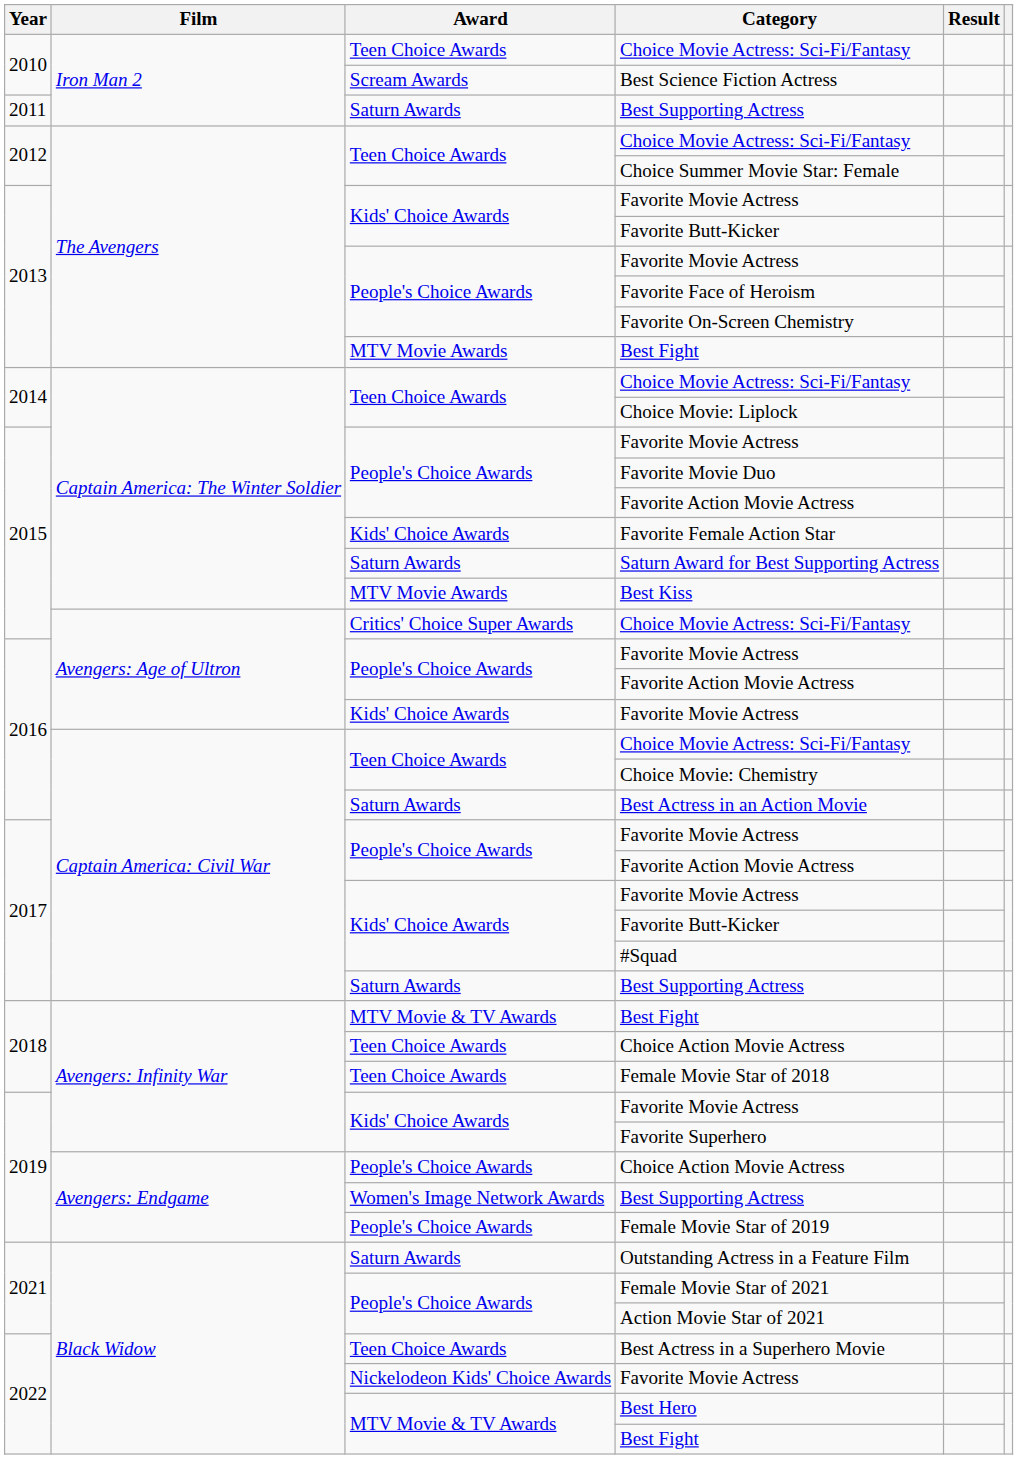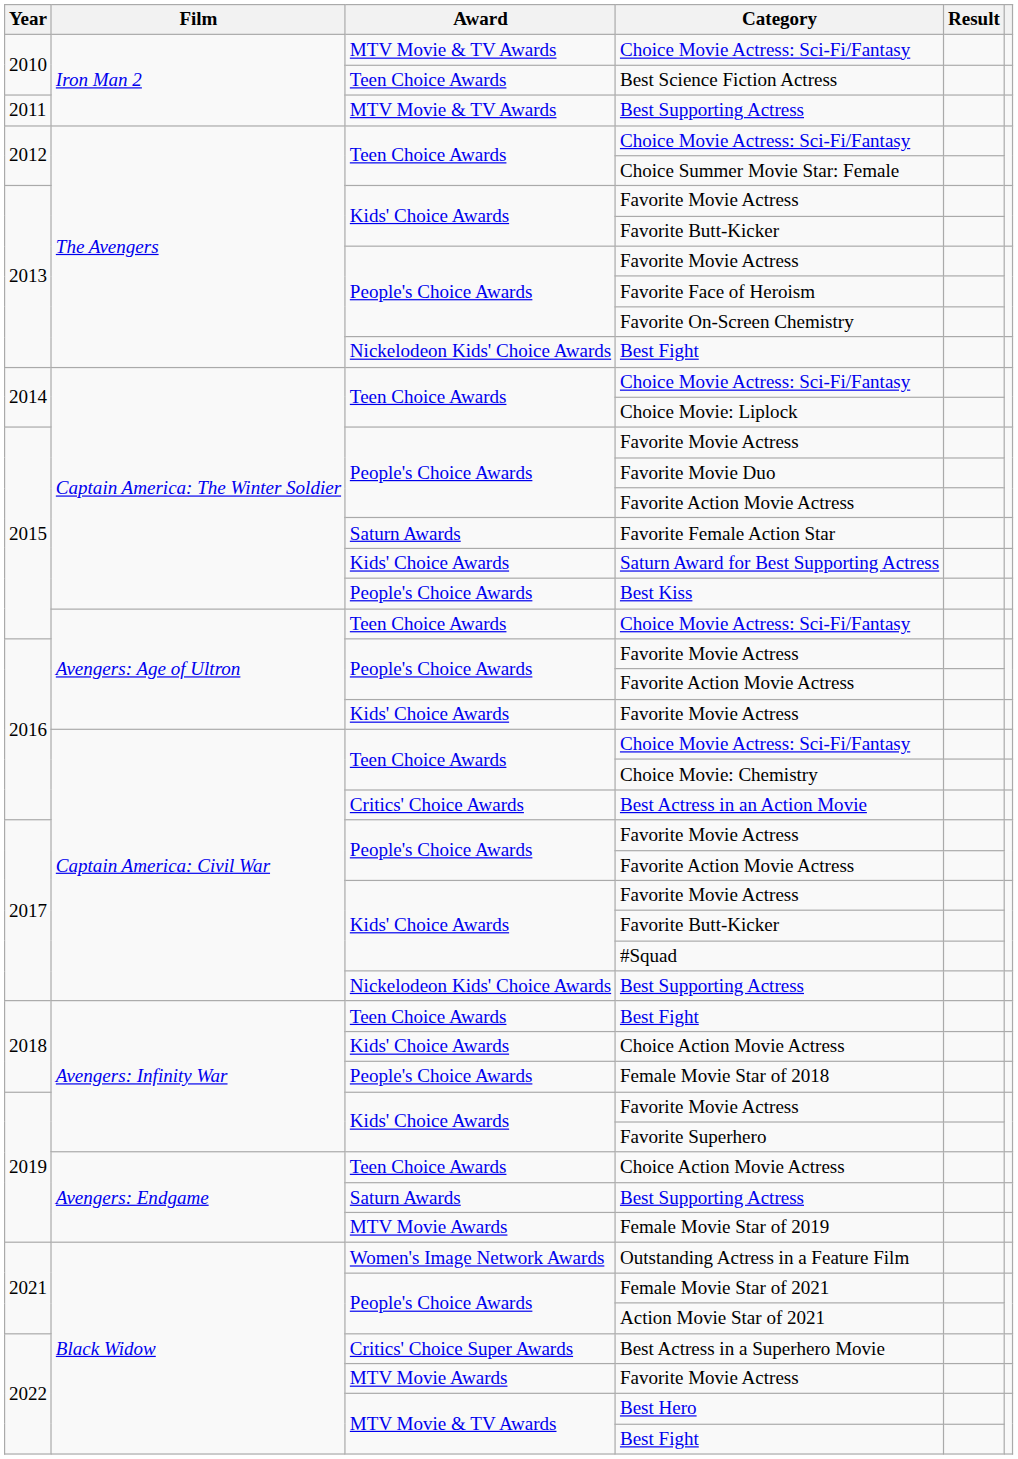(428, 49) Teen Choice Awards -> (453, 49) MTV Movie & TV Awards
(409, 79) Scream Awards -> (428, 79) Teen Choice Awards
(405, 110) Saturn Awards -> (453, 110) MTV Movie & TV Awards
(429, 351) MTV Movie Awards -> (481, 351) Nickelodeon Kids' Choice Awards
(429, 532) Kids' Choice Awards -> (405, 532) Saturn Awards
(405, 563) Saturn Awards -> (429, 563) Kids' Choice Awards
(429, 593) MTV Movie Awards -> (441, 593) People's Choice Awards
(461, 623) Critics' Choice Super Awards -> (428, 623) Teen Choice Awards
(405, 804) Saturn Awards -> (437, 804) Critics' Choice Awards
(405, 985) Saturn Awards -> (481, 985) Nickelodeon Kids' Choice Awards
(453, 1016) MTV Movie & TV Awards -> (428, 1016) Teen Choice Awards
(428, 1046) Teen Choice Awards -> (429, 1046) Kids' Choice Awards
(428, 1076) Teen Choice Awards -> (441, 1076) People's Choice Awards
(441, 1167) People's Choice Awards -> (428, 1167) Teen Choice Awards
(477, 1197) Women's Image Network Awards -> (405, 1197) Saturn Awards
(441, 1227) People's Choice Awards -> (429, 1227) MTV Movie Awards
(405, 1257) Saturn Awards -> (477, 1257) Women's Image Network Awards
(428, 1348) Teen Choice Awards -> (461, 1348) Critics' Choice Super Awards
(481, 1378) Nickelodeon Kids' Choice Awards -> (429, 1378) MTV Movie Awards
